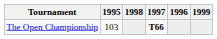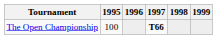columns swapped: (179, 12) <-> (134, 12)
(111, 27) 103 -> (111, 27) 100
